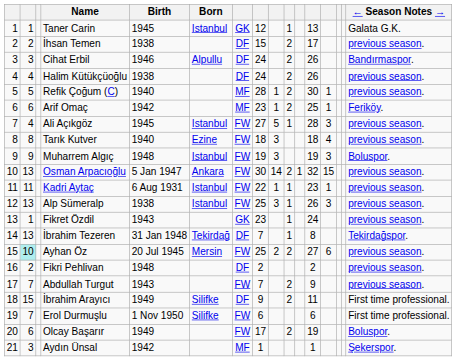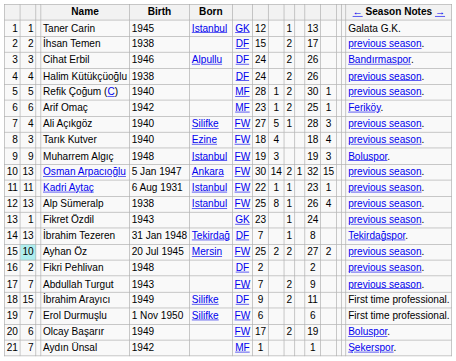(143, 124) 1945 -> (143, 124) 1940
(209, 124) Istanbul -> (205, 124) Silifke
(31, 140) 8 -> (31, 140) 3
(276, 140) 3 -> (276, 140) 4
(276, 204) 3 -> (276, 204) 8
(329, 204) 3 -> (329, 204) 4
(329, 252) 6 -> (329, 252) 2
(31, 348) 3 -> (31, 348) 7
